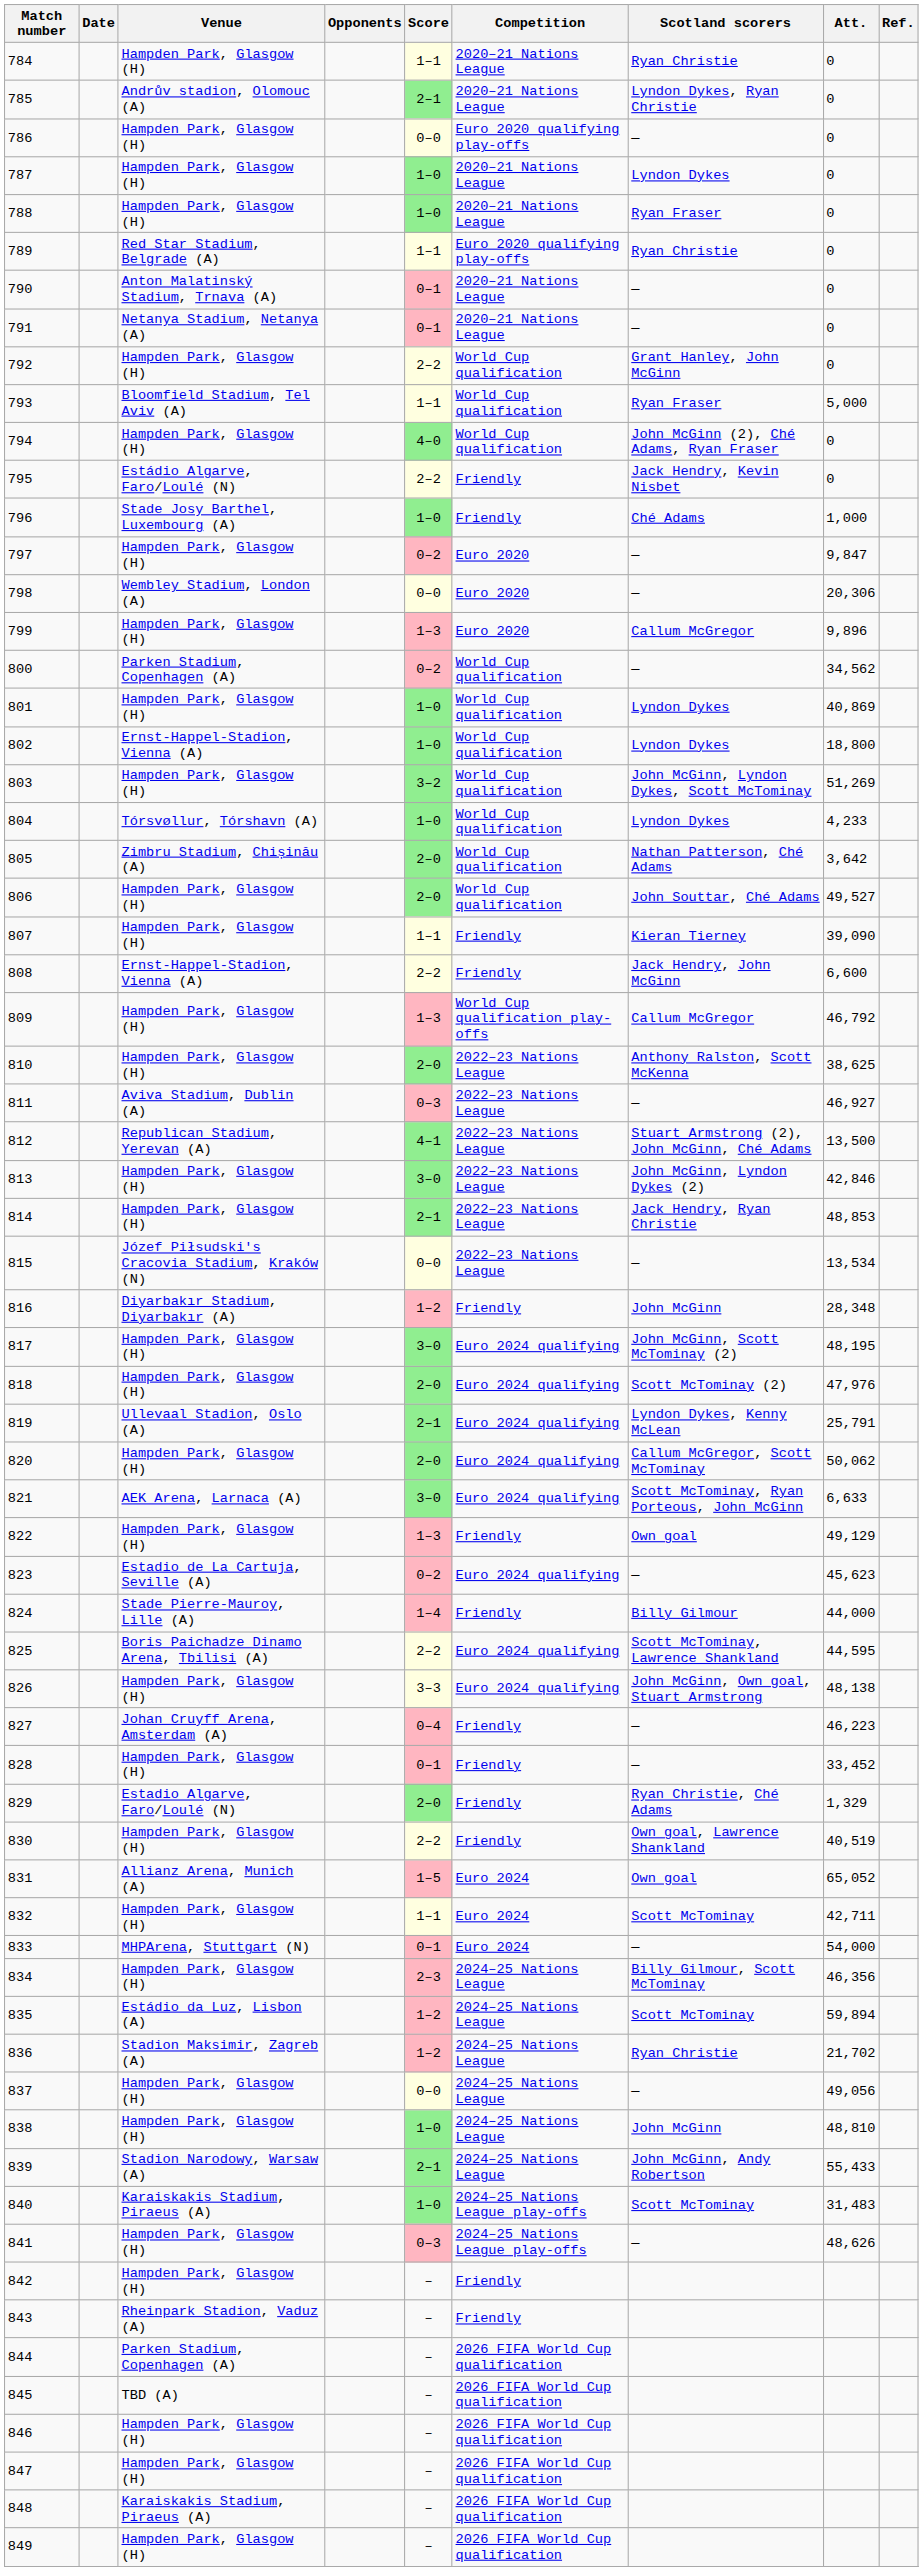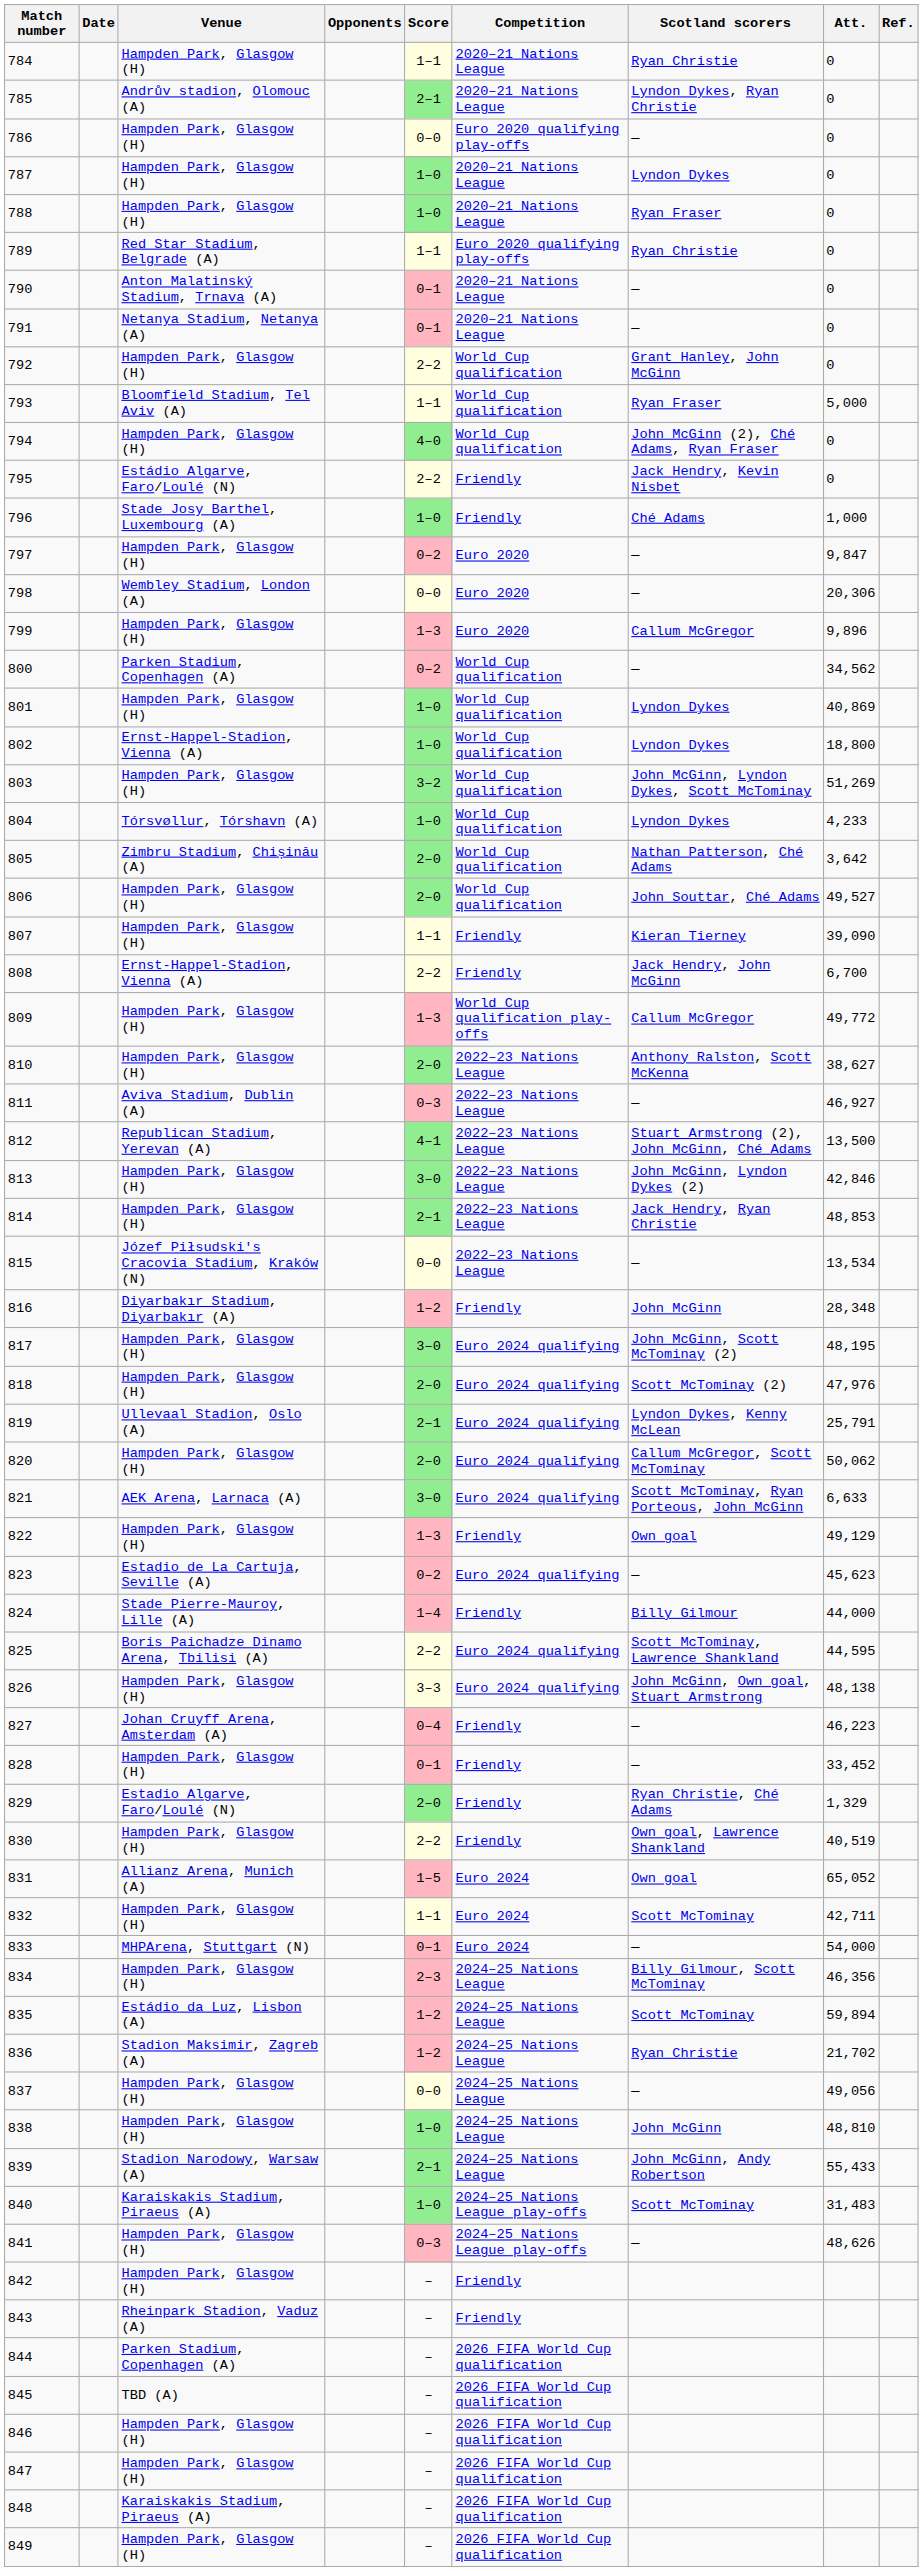(847, 973) 6,600 -> (847, 973) 6,700
(851, 1019) 46,792 -> (851, 1019) 49,772
(851, 1065) 38,625 -> (851, 1065) 38,627
